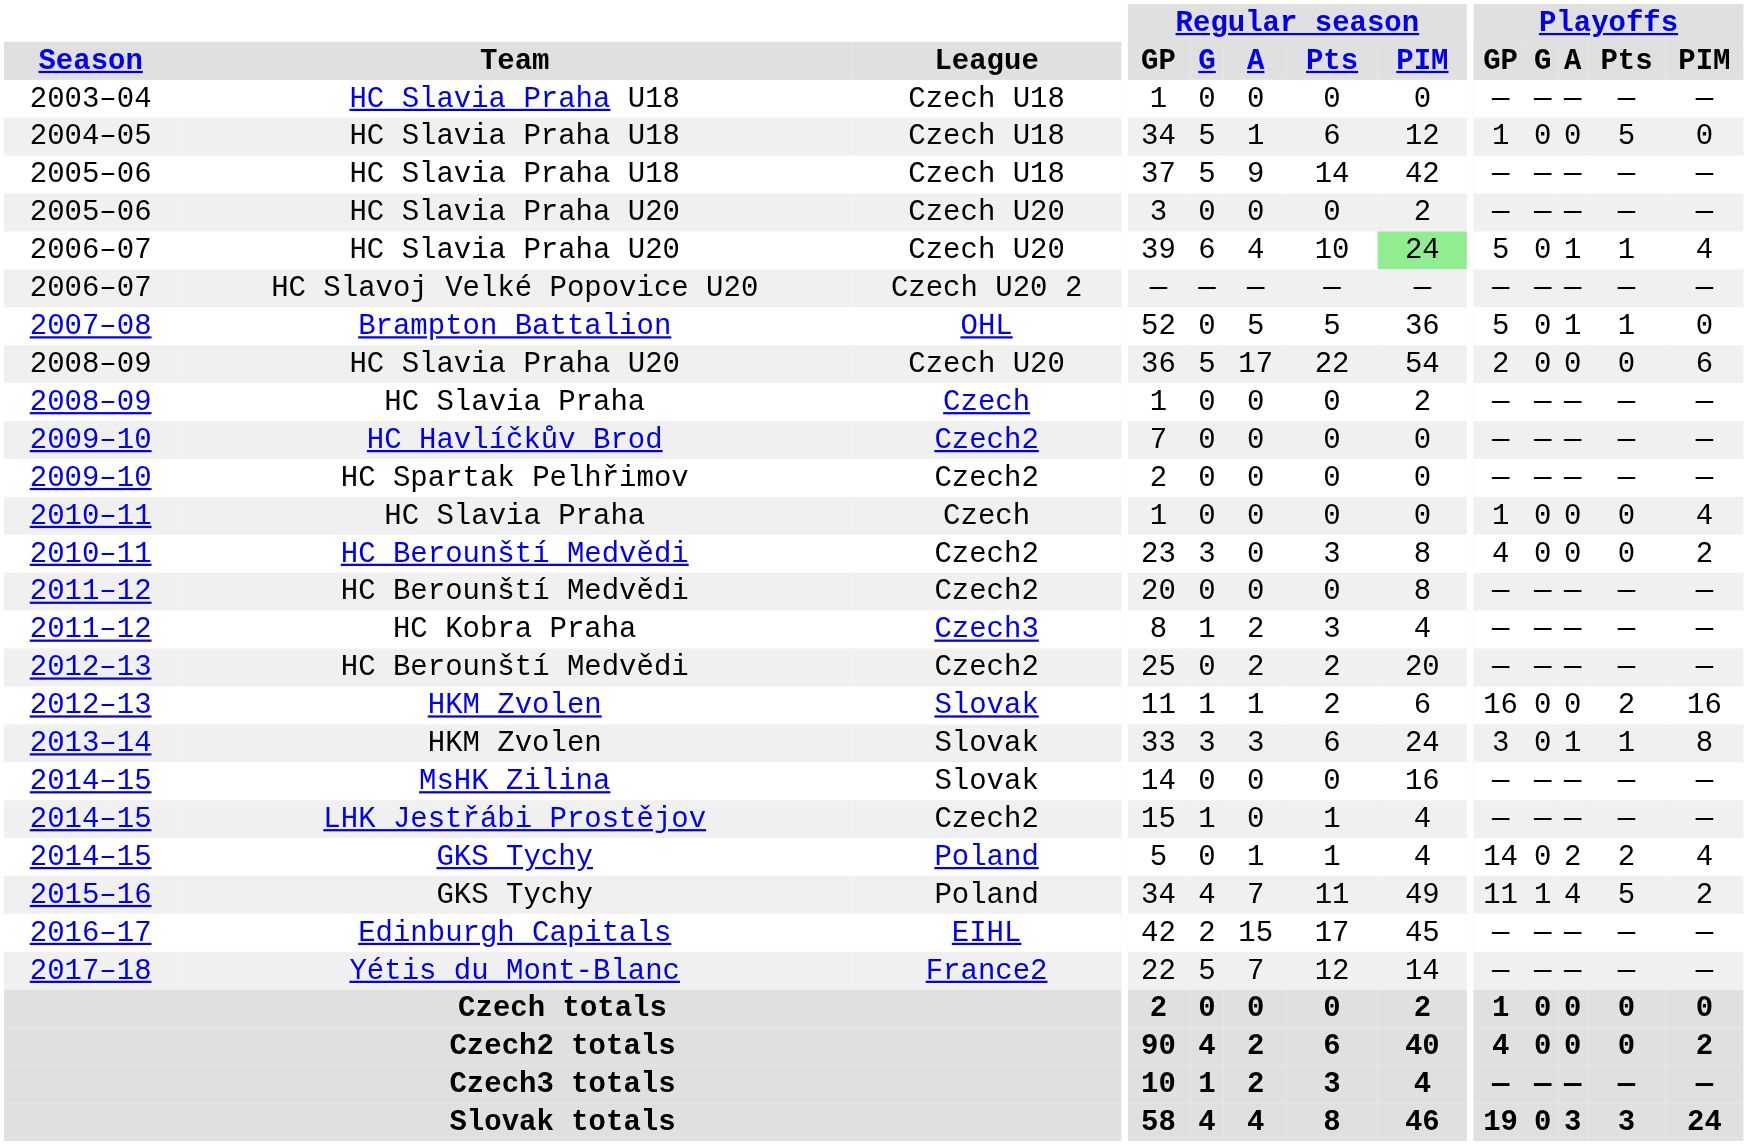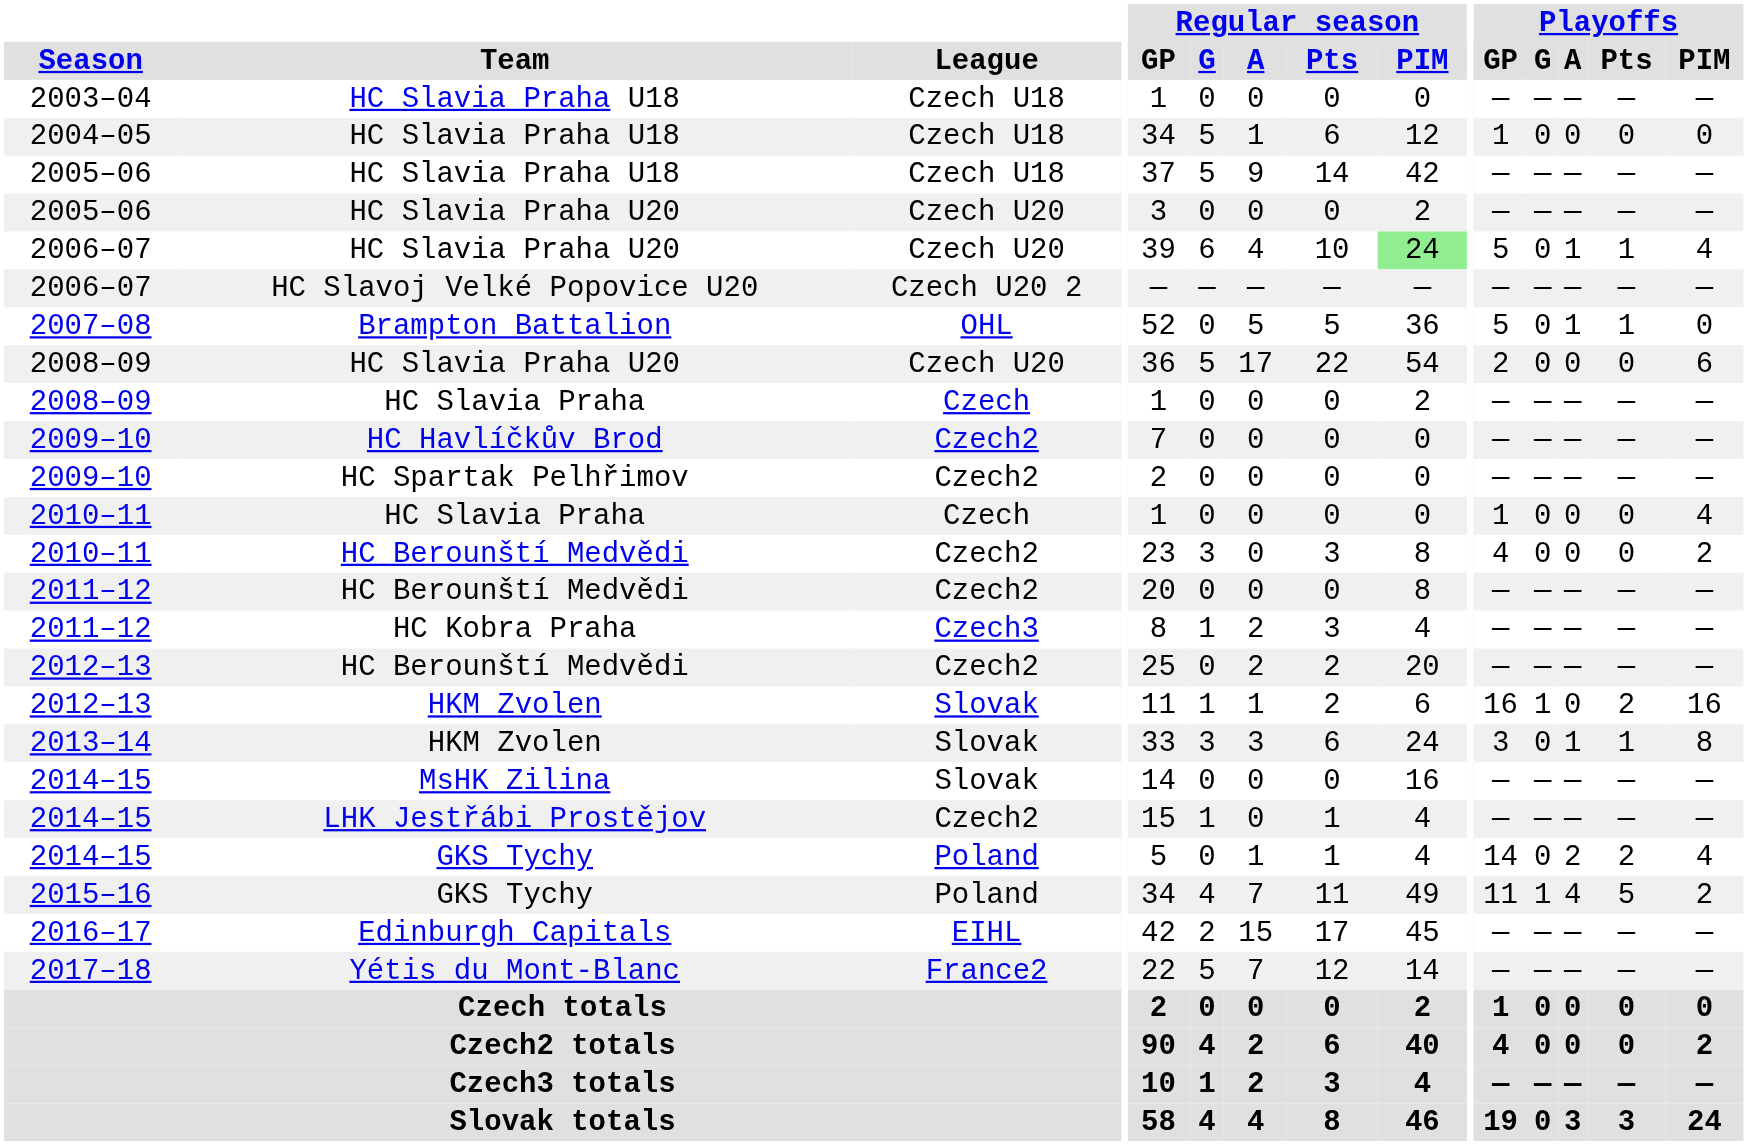(1627, 137) 5 -> (1627, 137) 0
(1543, 705) 0 -> (1543, 705) 1
